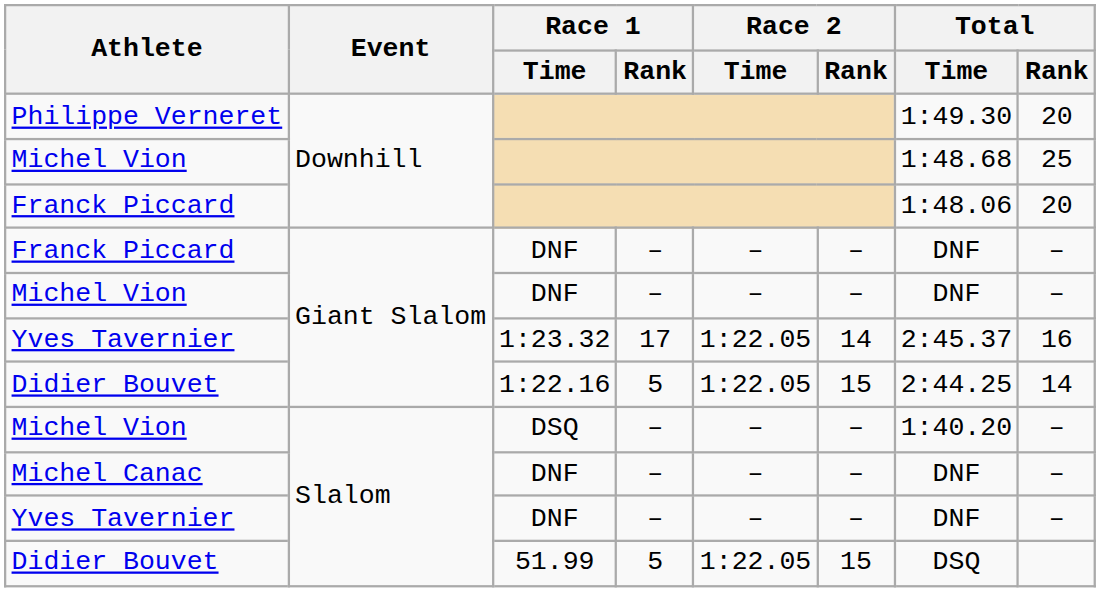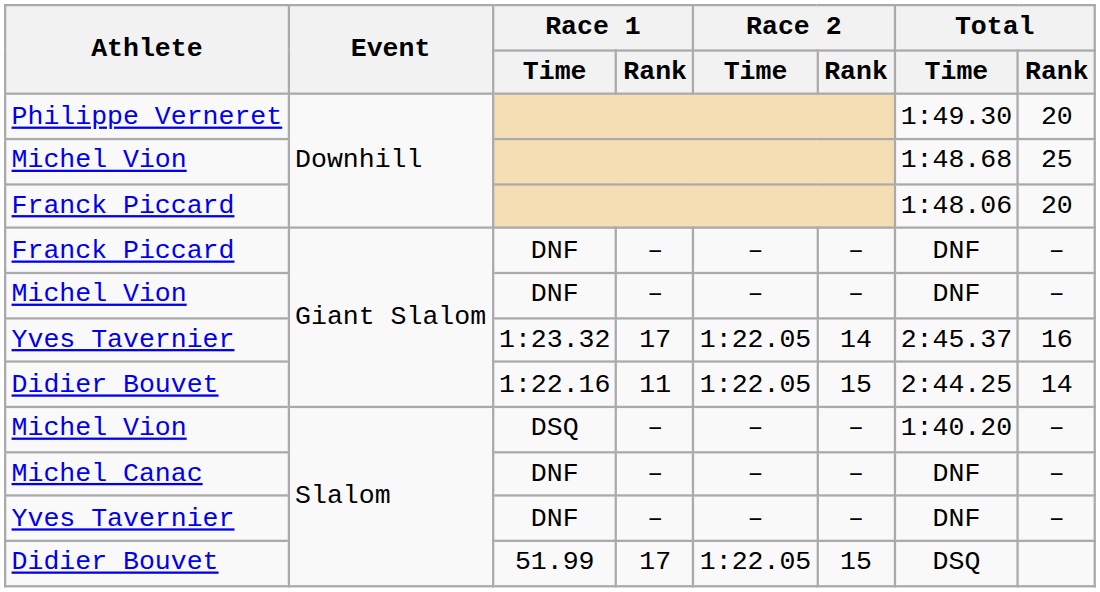(655, 384) 5 -> (655, 384) 11
(655, 563) 5 -> (655, 563) 17
